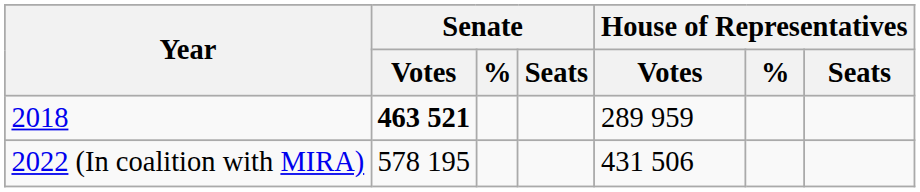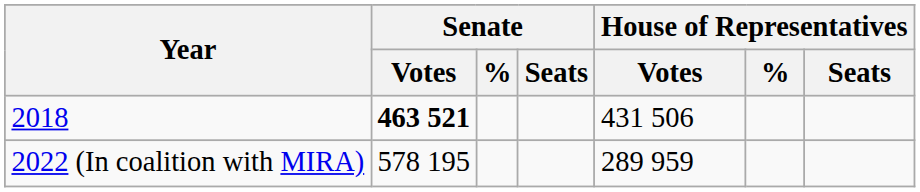(647, 117) 289 959 -> (647, 117) 431 506
(647, 162) 431 506 -> (647, 162) 289 959
